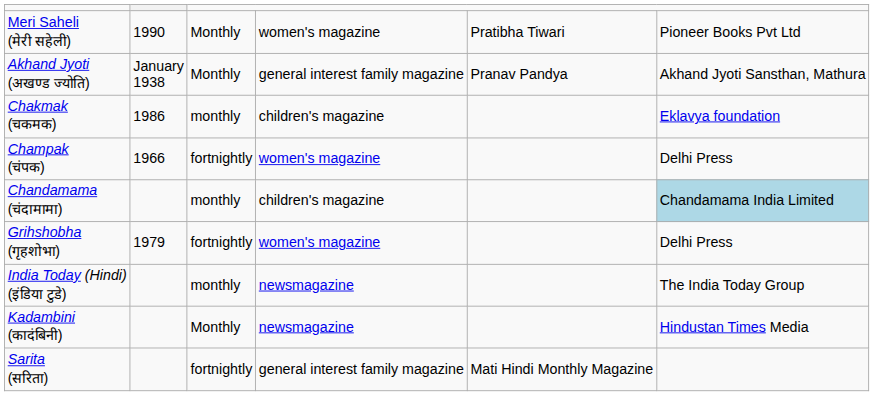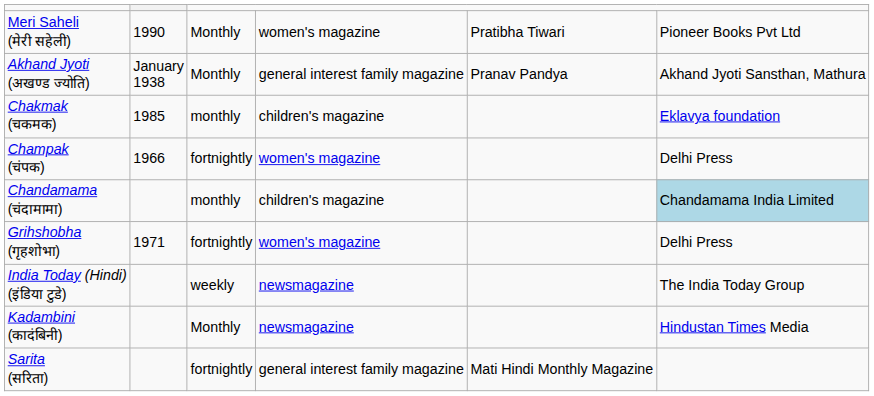(149, 116) 1986 -> (149, 116) 1985
(149, 242) 1979 -> (149, 242) 1971
(215, 285) monthly -> (212, 285) weekly
